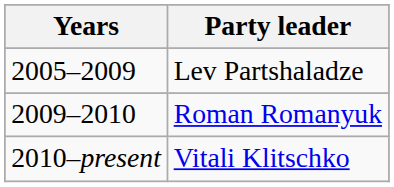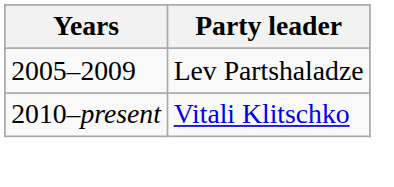- row: (278, 114)
